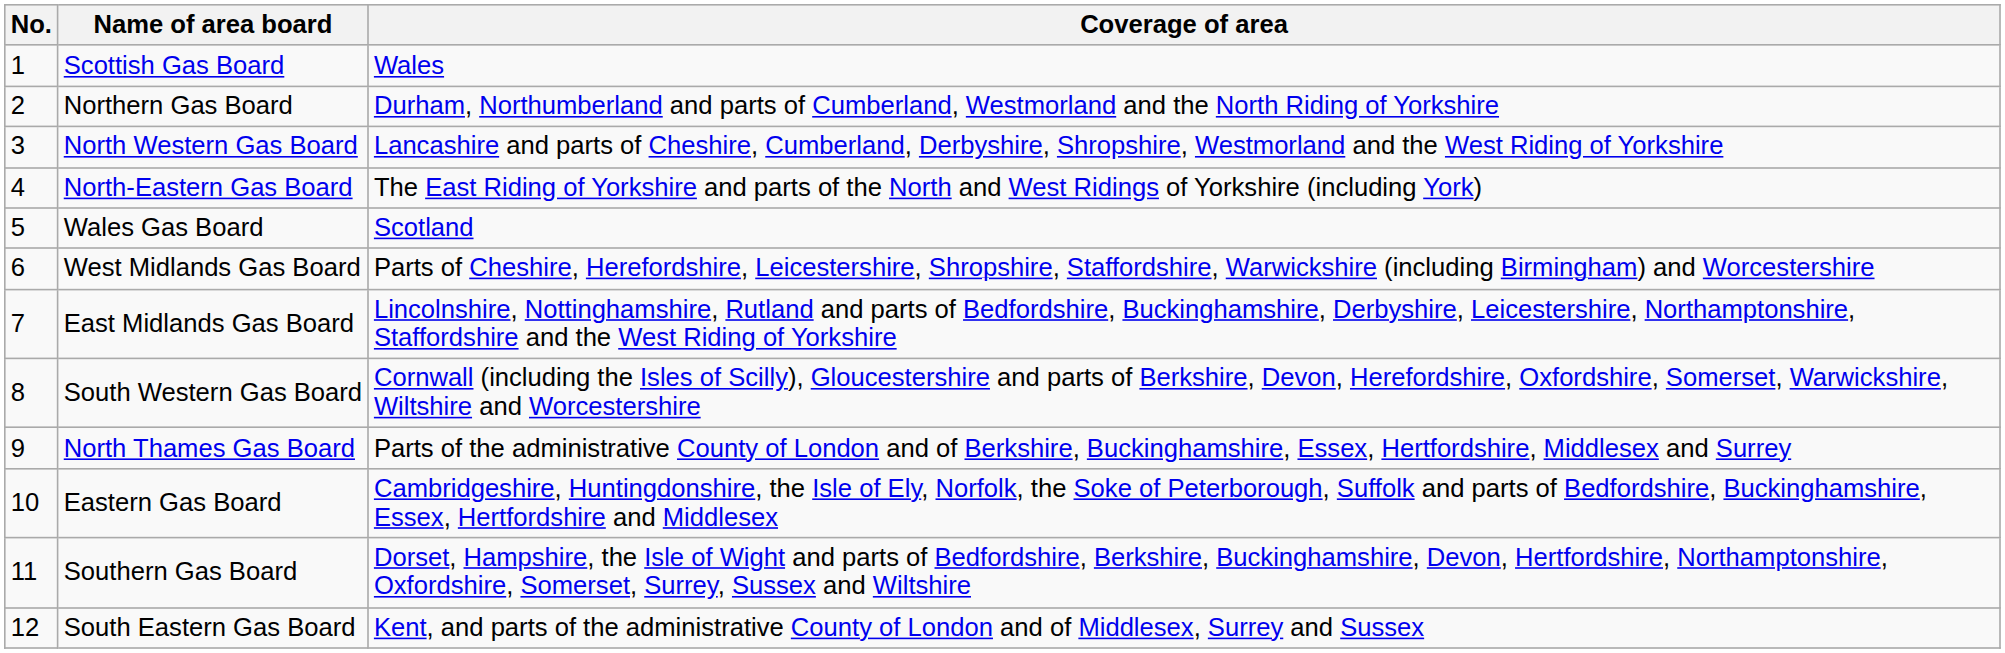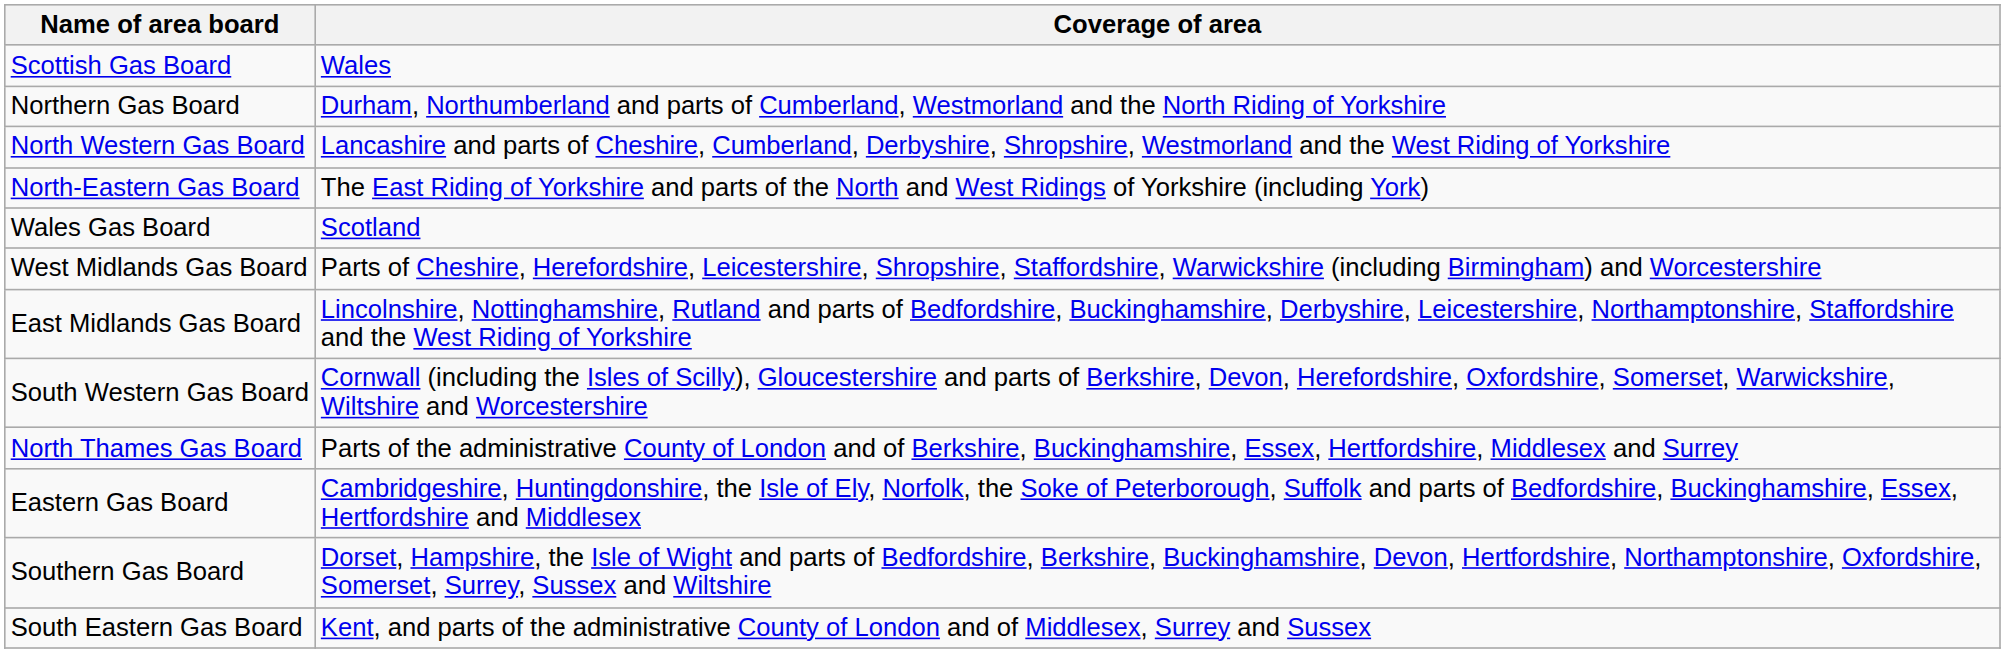- column: (31, 24)
